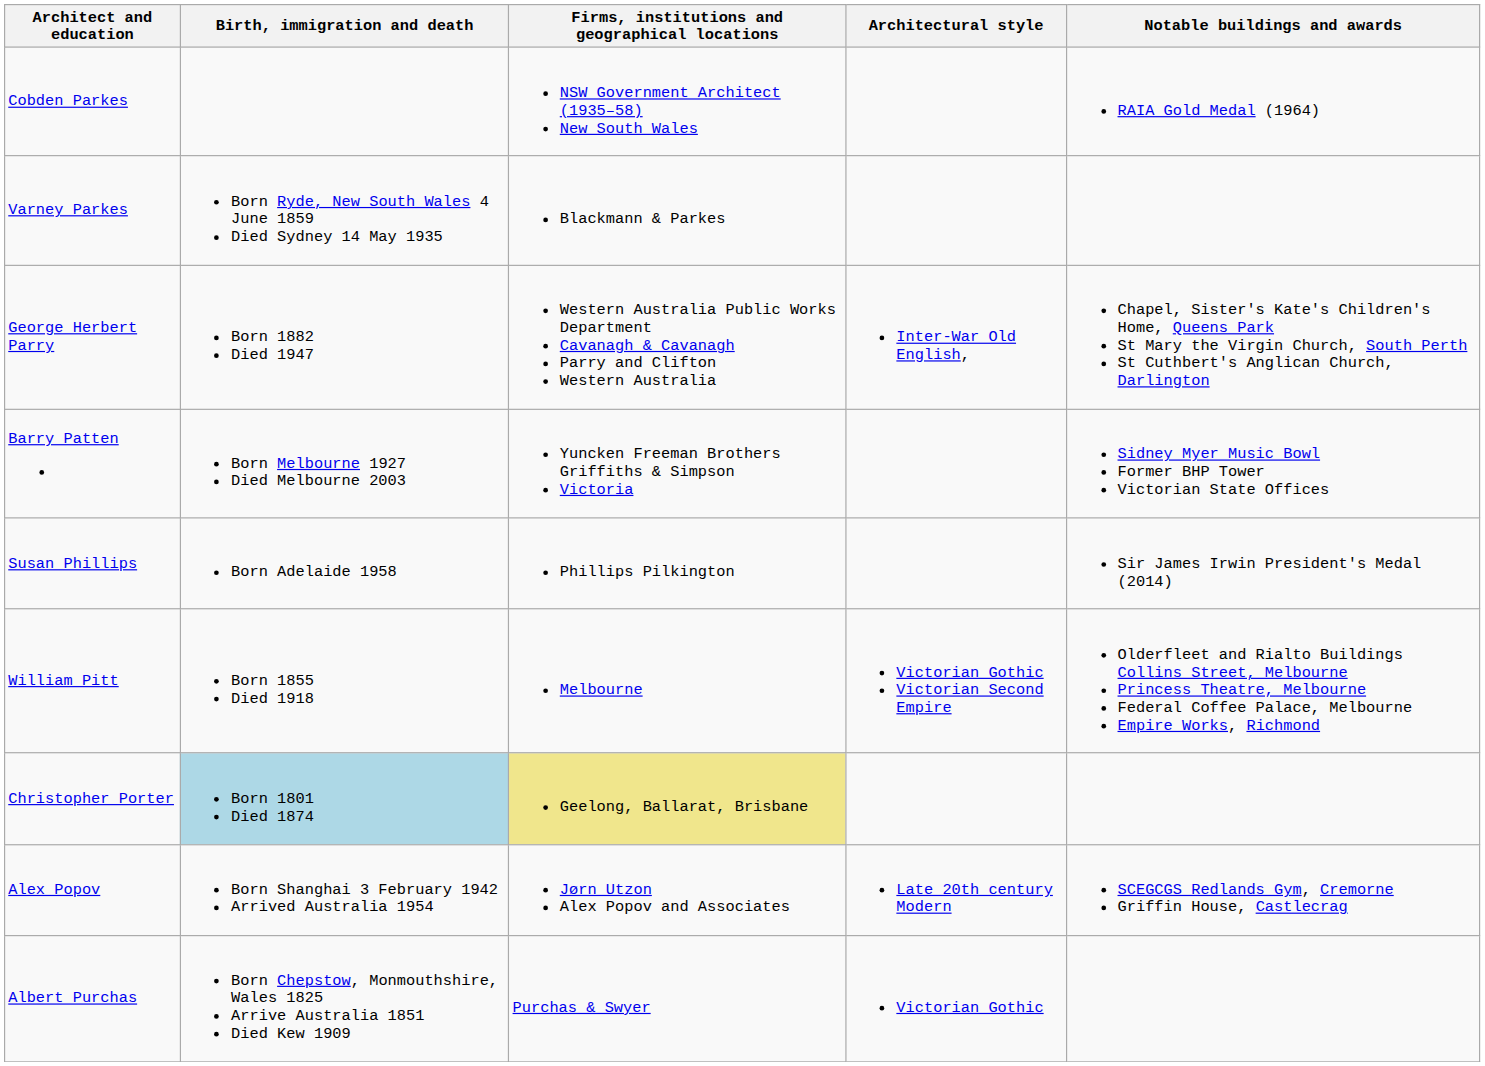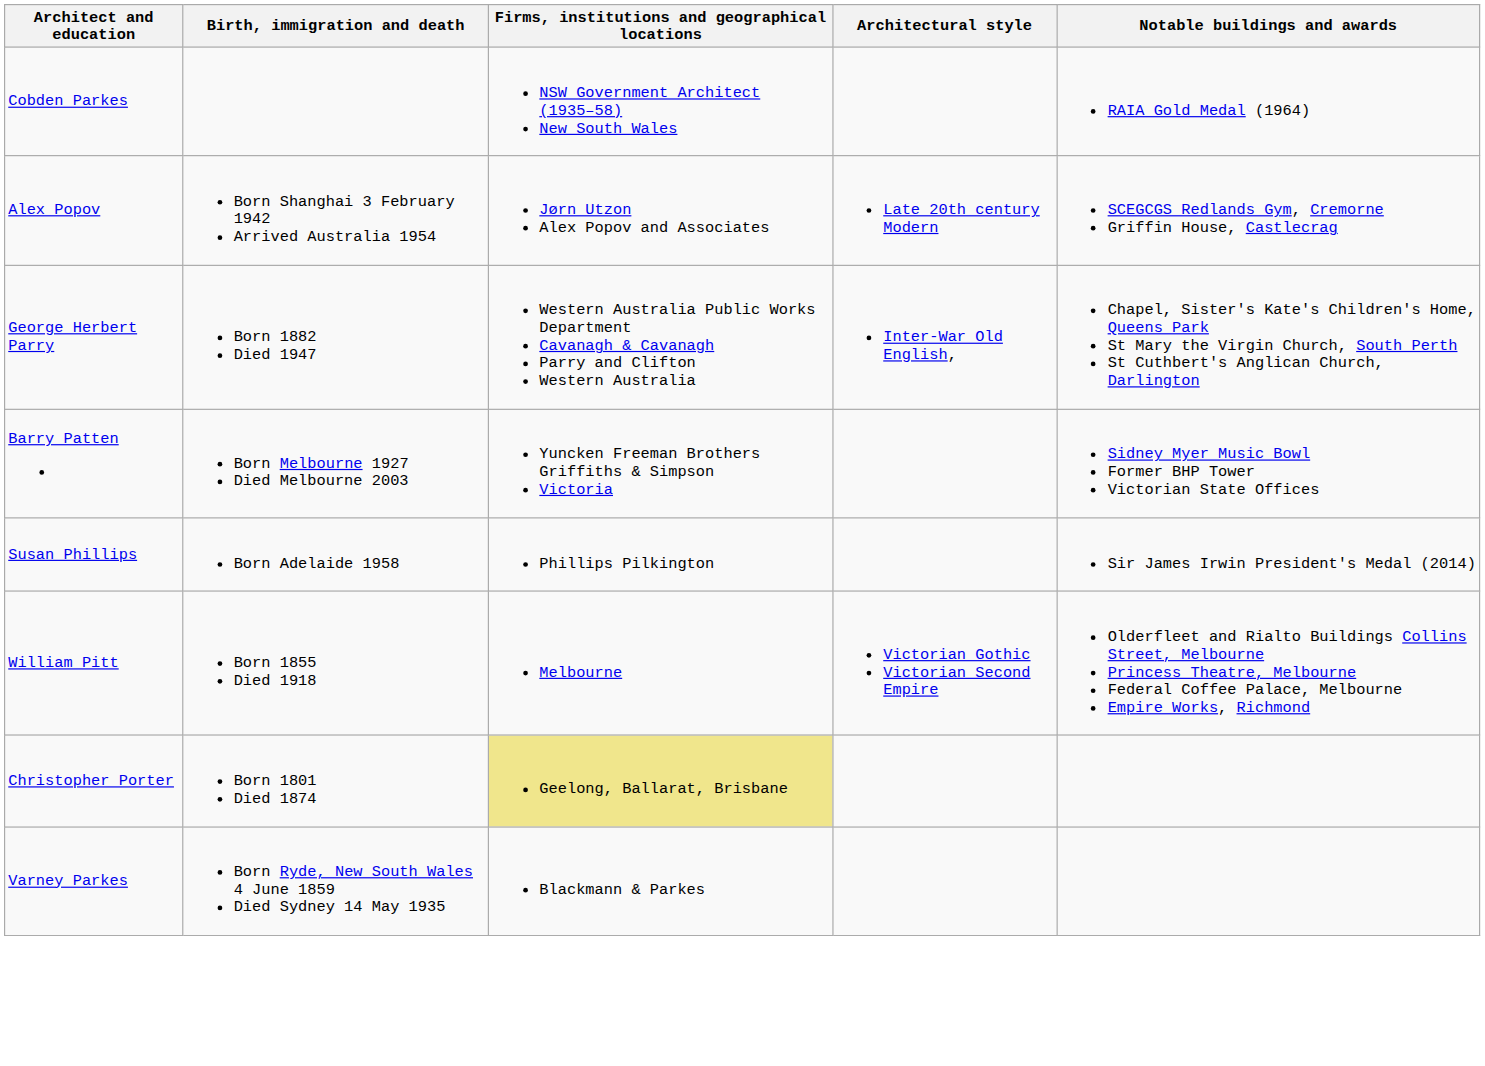rows swapped: (68, 210) <-> (54, 890)
(345, 807) lightblue background -> (336, 790) no background
- row: (73, 998)
